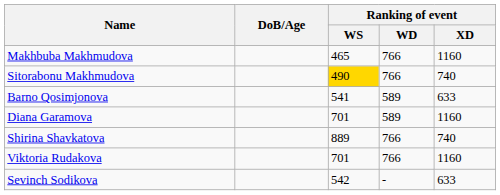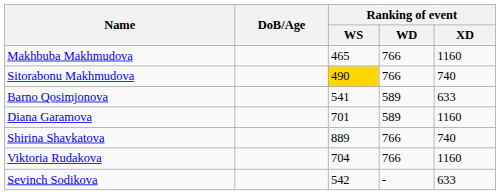(340, 158) 701 -> (340, 158) 704
